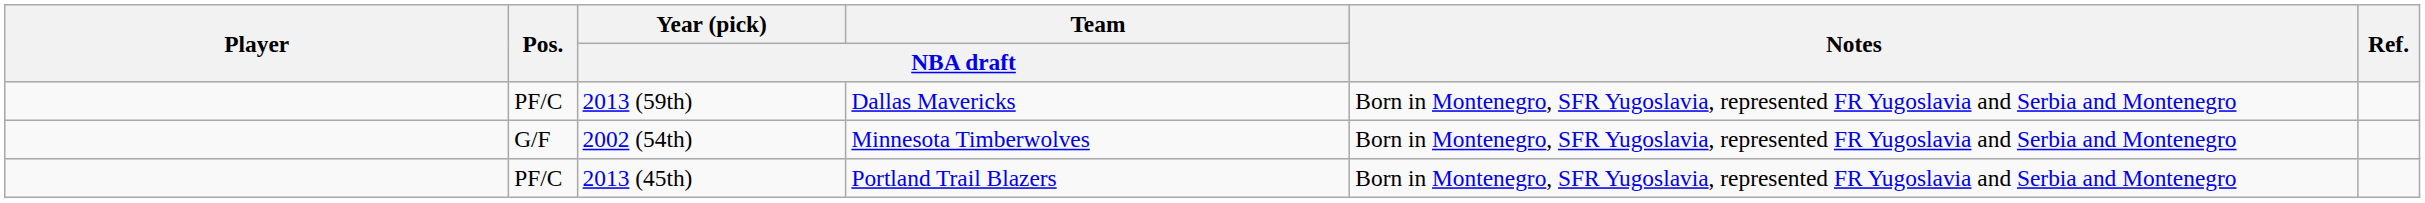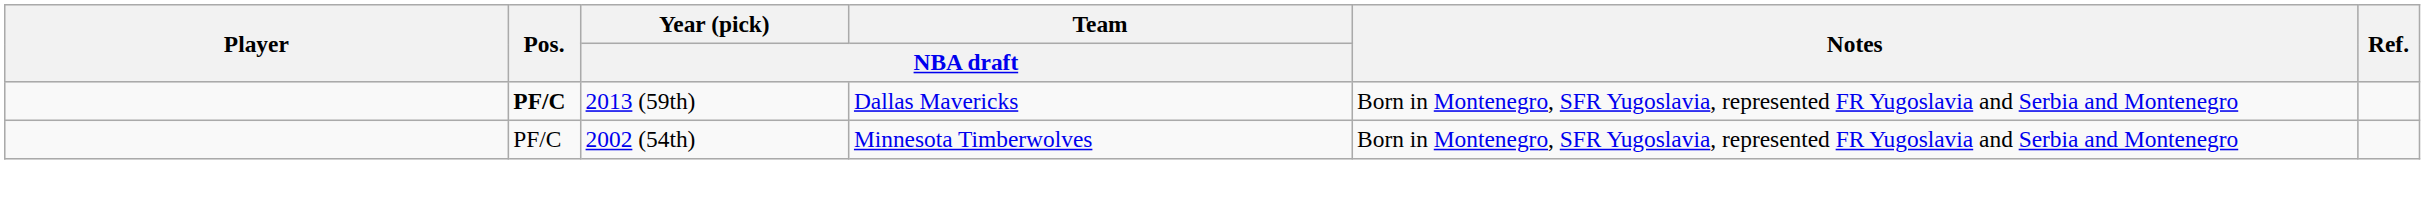(538, 101) normal -> (539, 101) bold
(532, 139) G/F -> (537, 139) PF/C
- row: (638, 178)
